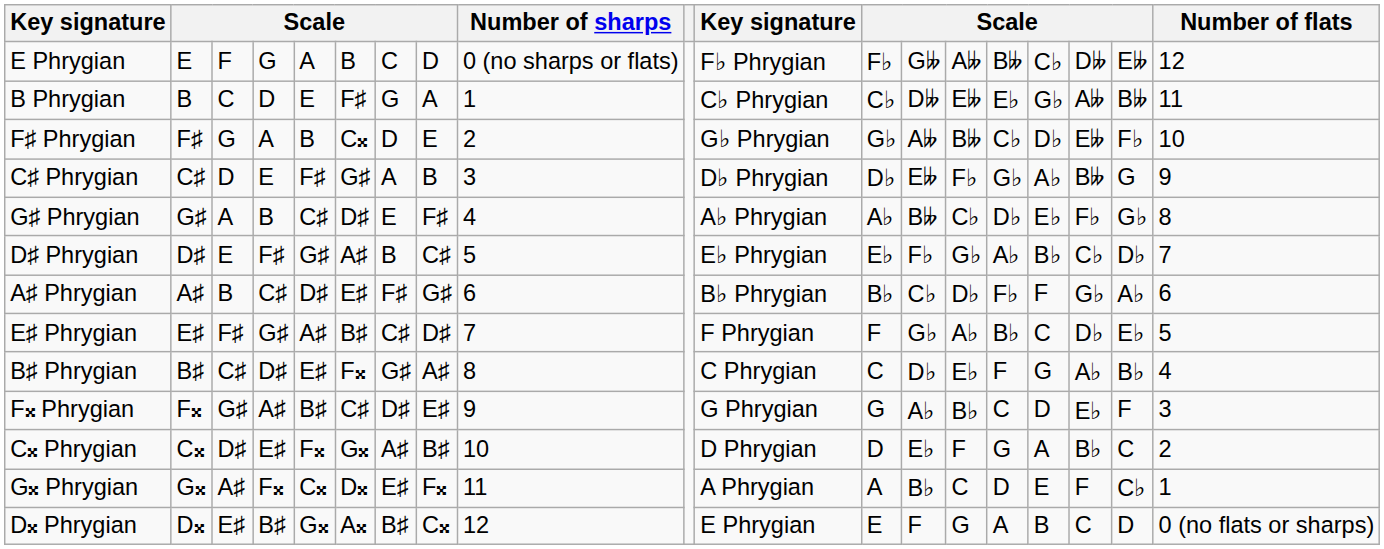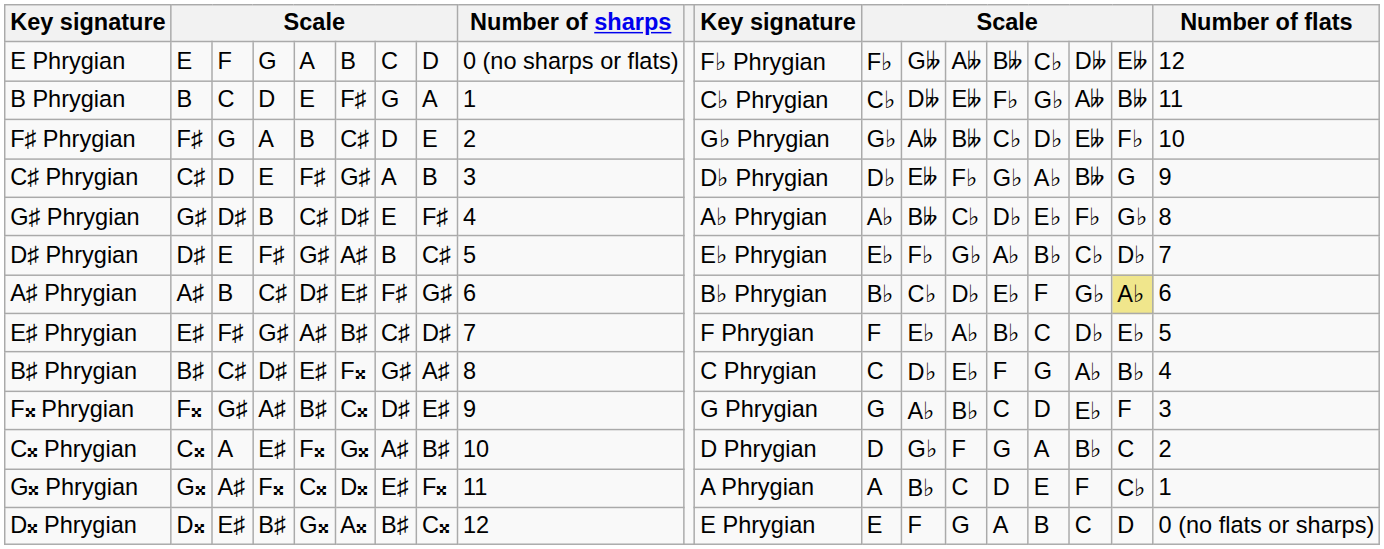(1006, 100) E♭ -> (1006, 100) F♭
(354, 138) C𝄪 -> (355, 138) C♯
(225, 216) A -> (232, 216) D♯
(1006, 294) F♭ -> (1006, 294) E♭
(1131, 294) no background -> (1131, 294) khaki background
(923, 333) G♭ -> (921, 333) E♭
(355, 410) C♯ -> (354, 410) C𝄪
(232, 448) D♯ -> (225, 448) A
(921, 449) E♭ -> (923, 449) G♭
